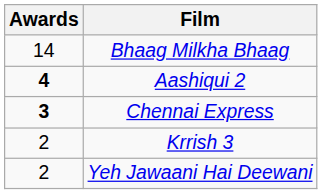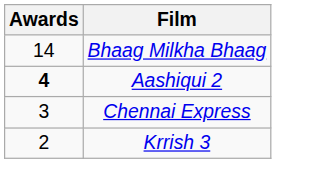(44, 111) bold -> (44, 111) normal
- row: (200, 173)
